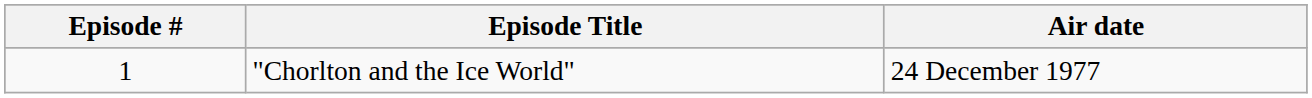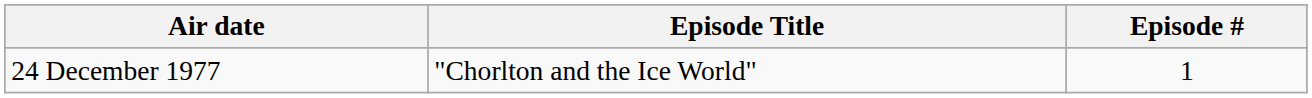columns swapped: (125, 26) <-> (1096, 26)
